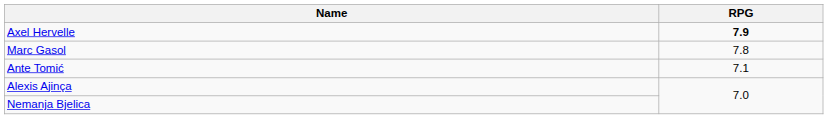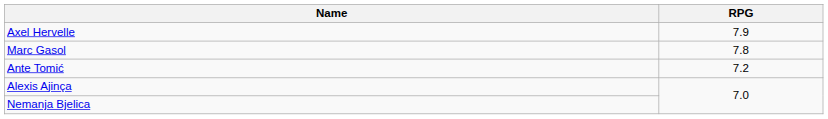(741, 31) bold -> (741, 31) normal
(741, 68) 7.1 -> (741, 68) 7.2
